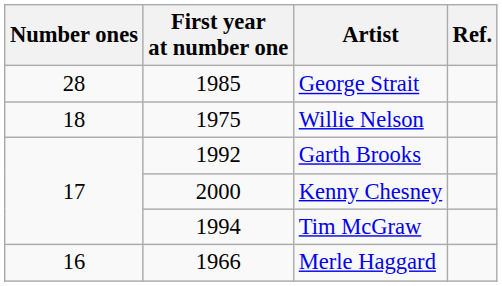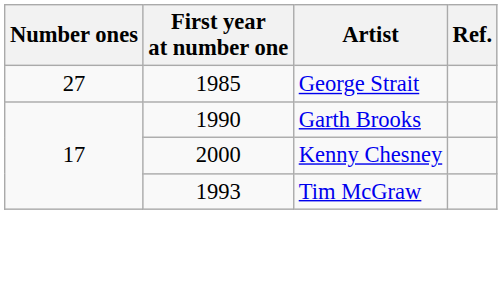(74, 83) 28 -> (74, 83) 27
- row: (361, 119)
(218, 155) 1992 -> (218, 119) 1990
(218, 226) 1994 -> (218, 190) 1993
- row: (367, 262)
